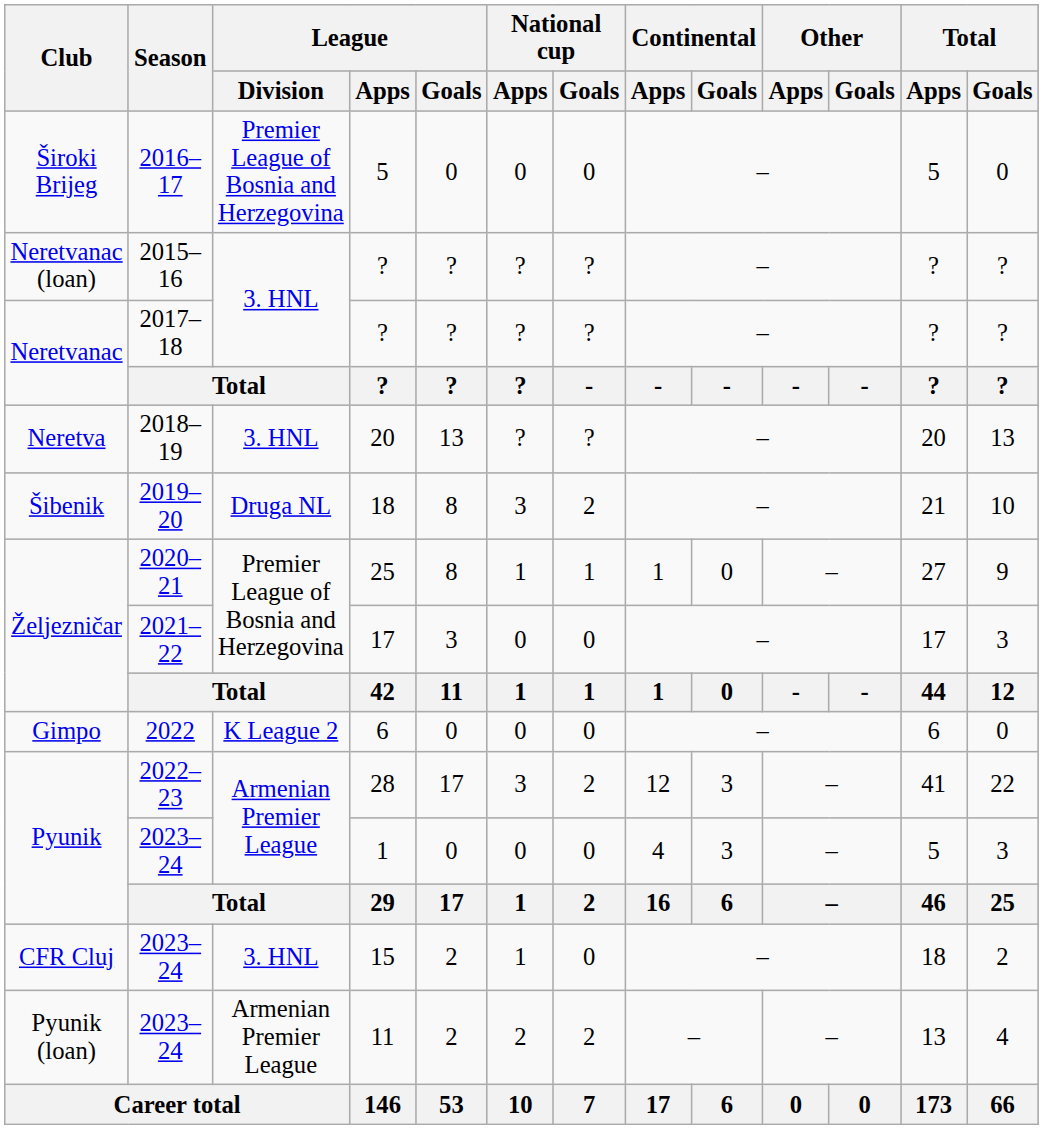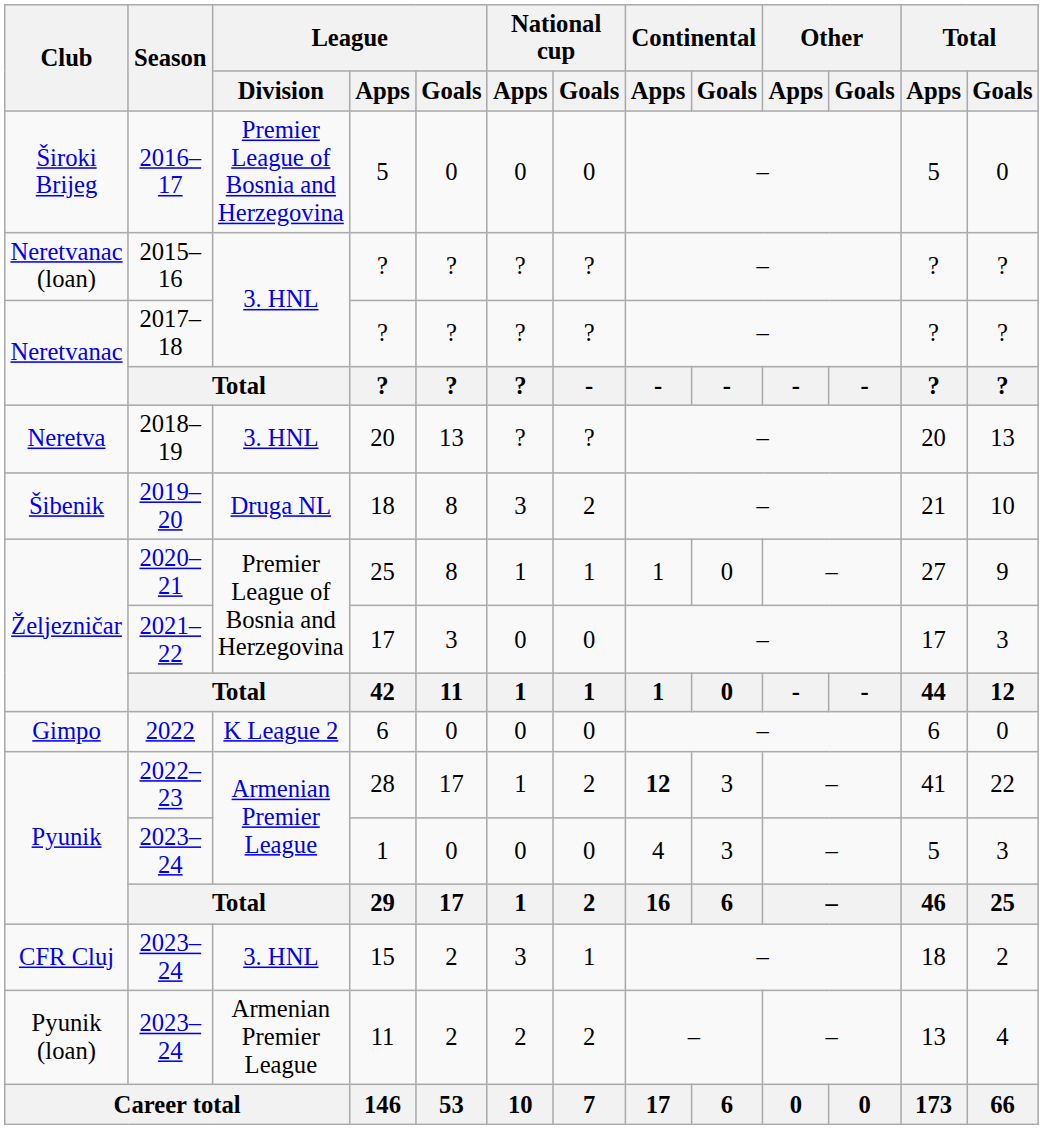(520, 784) 3 -> (520, 784) 1
(658, 784) normal -> (658, 784) bold
(520, 956) 1 -> (520, 956) 3
(589, 956) 0 -> (589, 956) 1
